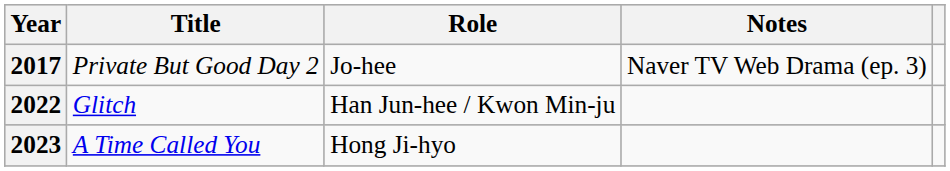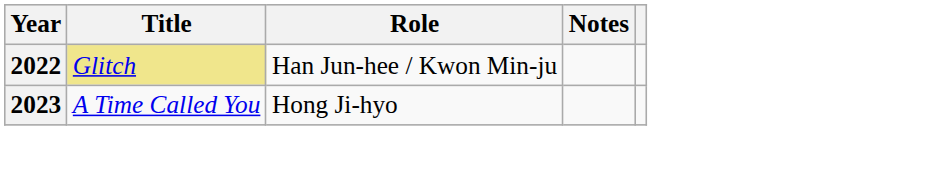- row: (36, 64)
(104, 104) no background -> (104, 64) khaki background
